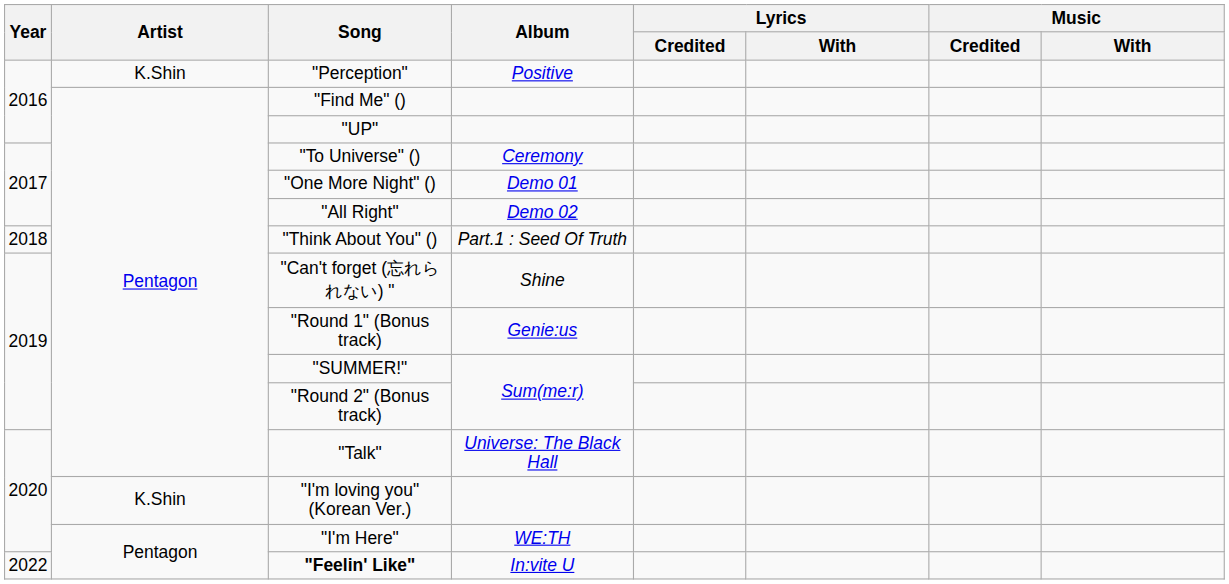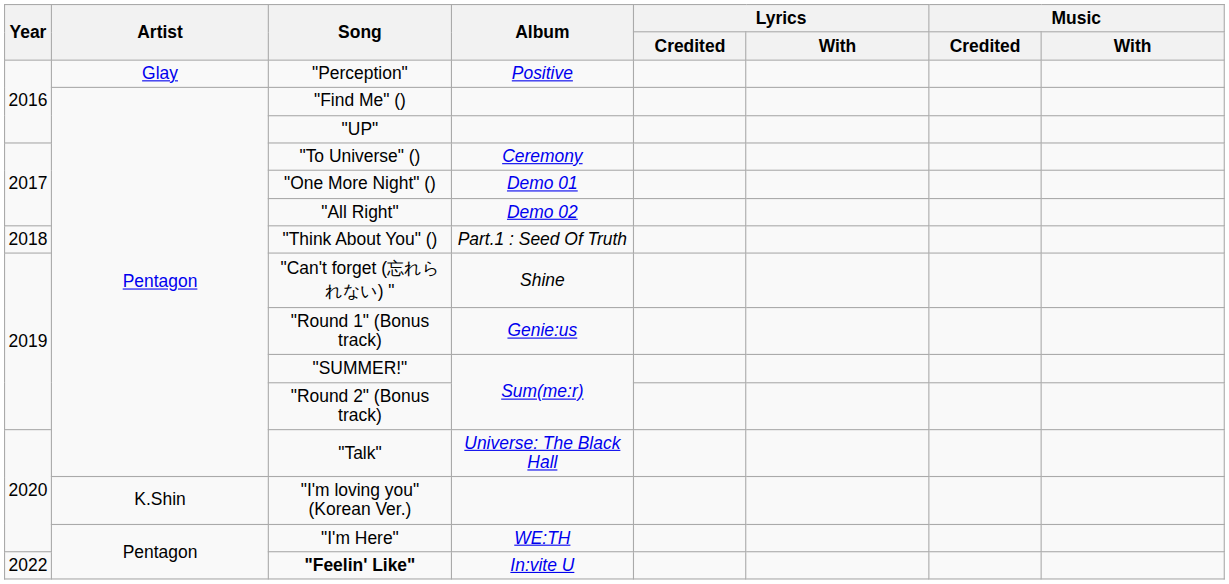(160, 73) K.Shin -> (160, 73) Glay
